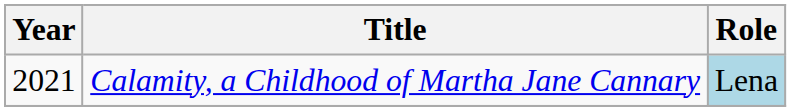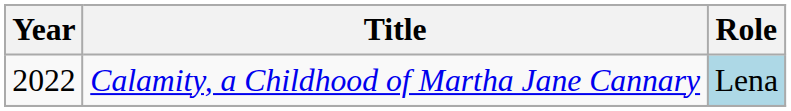(44, 79) 2021 -> (44, 79) 2022
